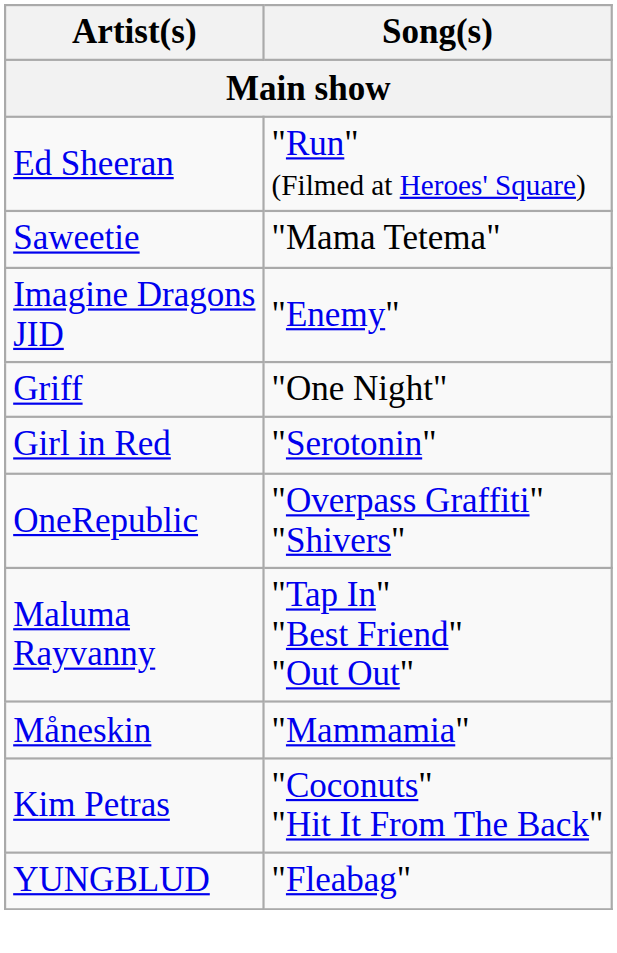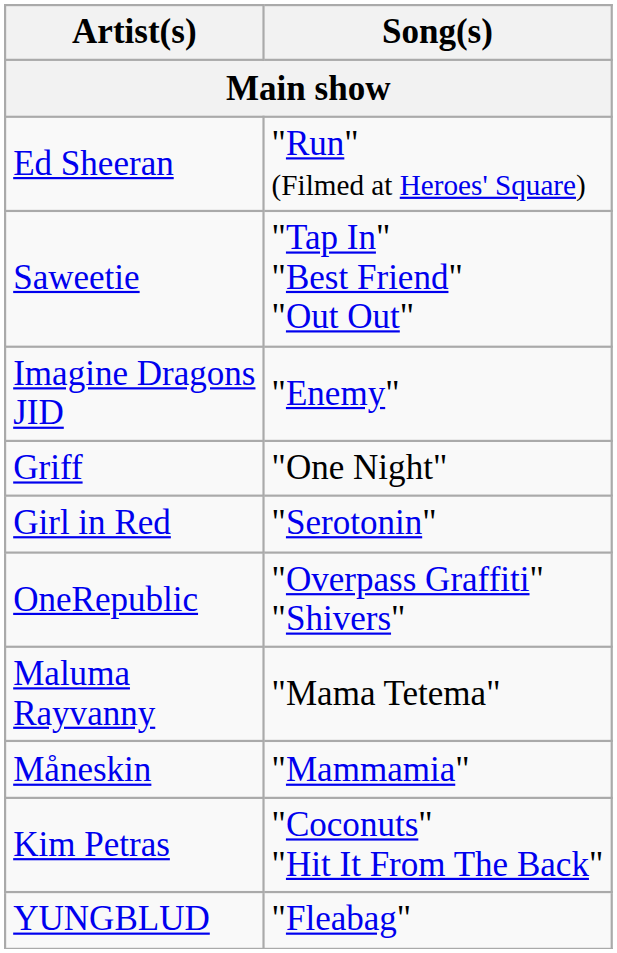(386, 238) "Mama Tetema" -> (367, 277) "Tap In" "Best Friend" "Out Out"
(367, 634) "Tap In" "Best Friend" "Out Out" -> (386, 693) "Mama Tetema"
